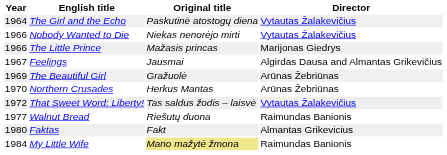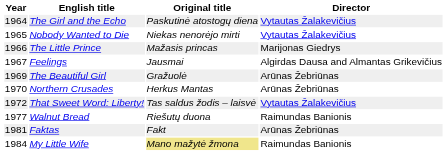(16, 34) 1966 -> (16, 34) 1965
(16, 130) 1980 -> (16, 130) 1981
(307, 130) Almantas Grikevicius -> (300, 130) Arūnas Žebriūnas
